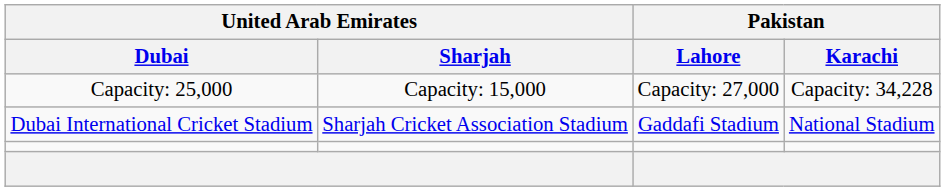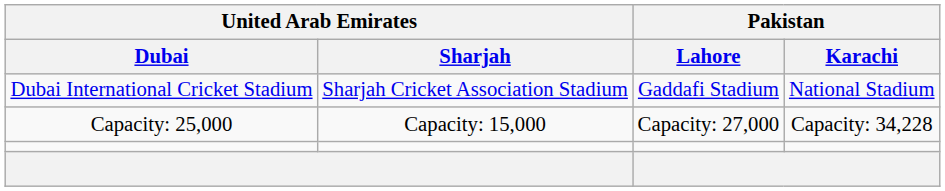rows swapped: (161, 124) <-> (161, 90)
